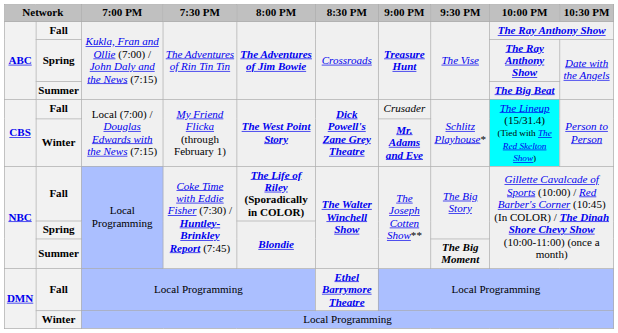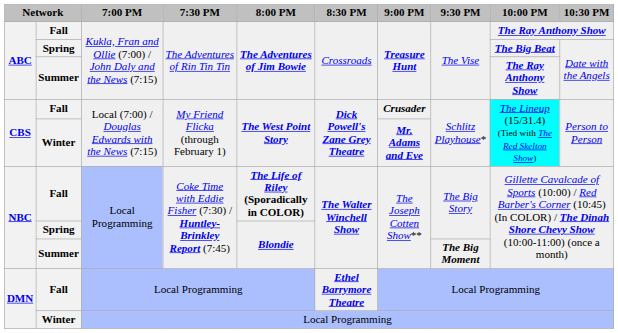(525, 60) The Ray Anthony Show -> (525, 48) The Big Beat
(525, 90) The Big Beat -> (525, 78) The Ray Anthony Show
(404, 109) normal -> (404, 109) bold
